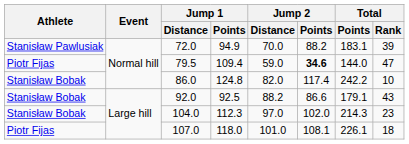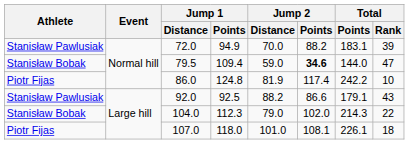(31, 64) Piotr Fijas -> (46, 64) Stanisław Bobak
(46, 81) Stanisław Bobak -> (31, 81) Piotr Fijas
(273, 81) 82.0 -> (273, 81) 81.9
(46, 97) Stanisław Bobak -> (55, 97) Stanisław Pawlusiak
(273, 114) 97.0 -> (273, 114) 79.0
(388, 114) 23 -> (388, 114) 22
